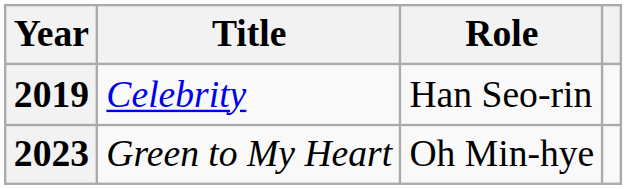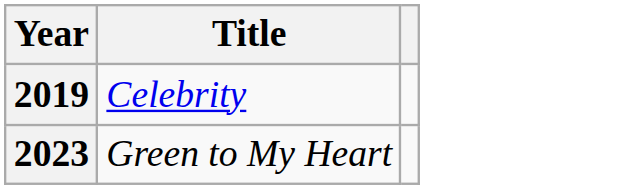- column: (502, 34)
